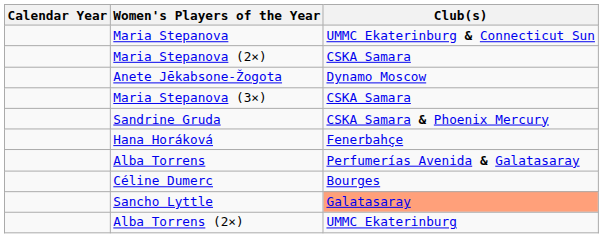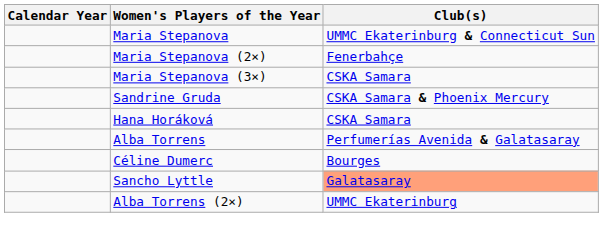(369, 56) CSKA Samara -> (365, 56) Fenerbahçe
- row: (198, 77)
(365, 139) Fenerbahçe -> (369, 119) CSKA Samara
